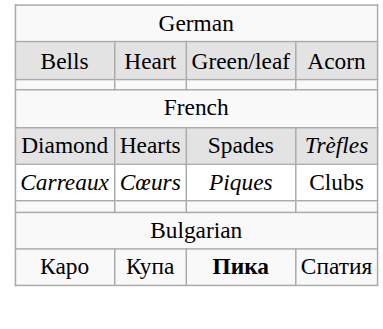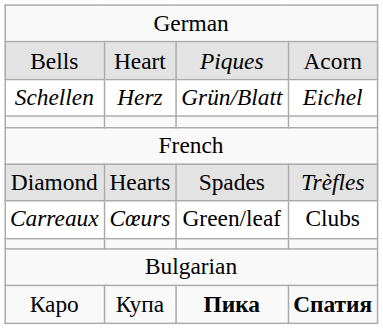(241, 60) Green/leaf -> (232, 60) Piques
+ row: (54, 97)
(241, 182) Piques -> (232, 219) Green/leaf
(337, 267) normal -> (333, 304) bold
